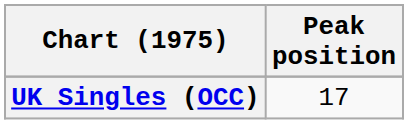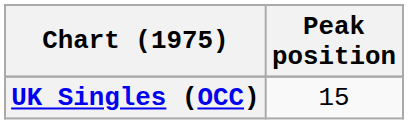(334, 98) 17 -> (334, 98) 15
